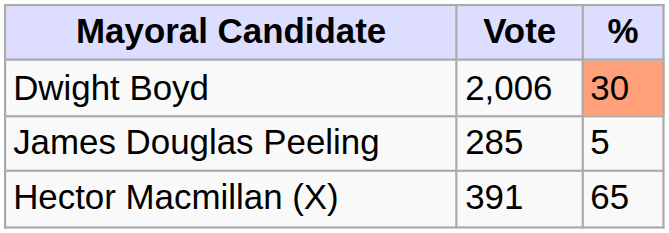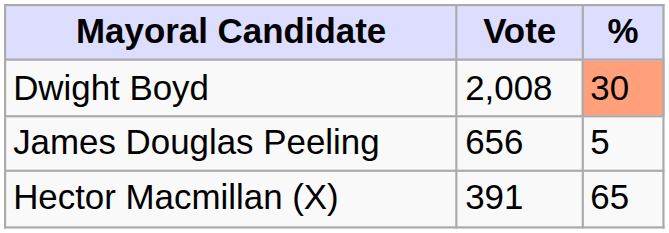(509, 87) 2,006 -> (509, 87) 2,008
(494, 142) 285 -> (494, 142) 656
